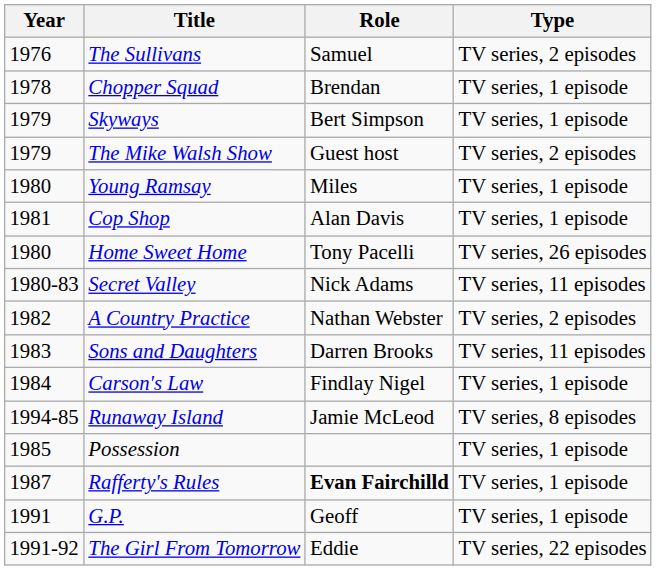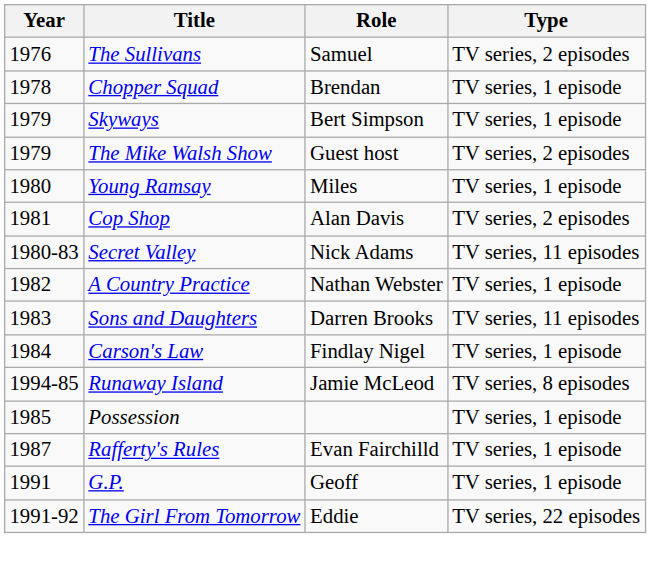(543, 218) TV series, 1 episode -> (541, 218) TV series, 2 episodes
- row: (167, 251)
(547, 317) TV series, 2 episodes -> (537, 284) TV series, 1 episode
(379, 482) bold -> (374, 449) normal
